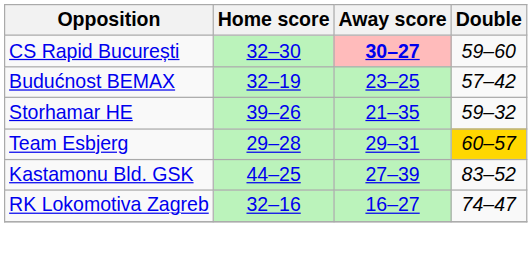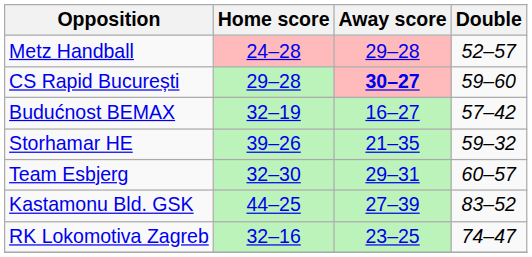+ row: (72, 50)
(274, 50) 32–30 -> (274, 81) 29–28
(393, 81) 23–25 -> (393, 112) 16–27
(274, 143) 29–28 -> (274, 174) 32–30
(489, 143) gold background -> (489, 174) no background
(393, 205) 16–27 -> (393, 236) 23–25
